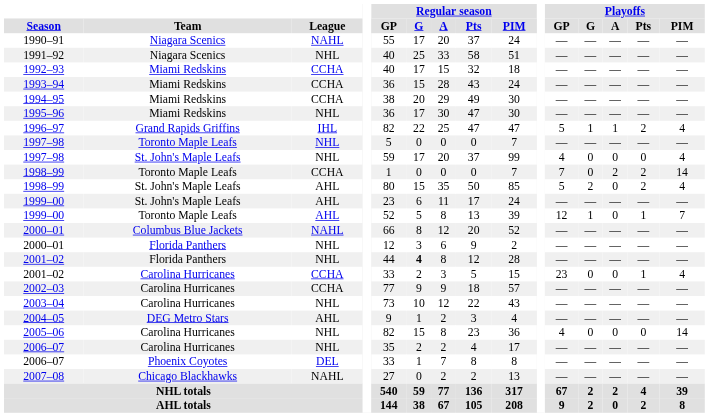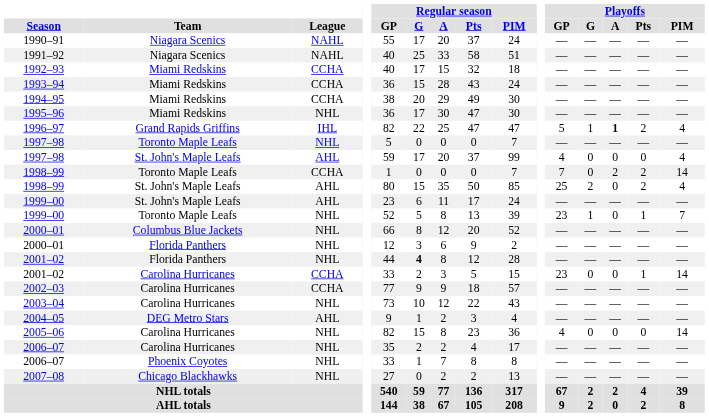(327, 55) NHL -> (327, 55) NAHL
(615, 128) normal -> (615, 128) bold
(327, 157) NHL -> (327, 157) AHL
(562, 186) 5 -> (562, 186) 25
(327, 215) AHL -> (327, 215) NHL
(562, 215) 12 -> (562, 215) 23
(327, 230) NAHL -> (327, 230) NHL
(682, 274) 4 -> (682, 274) 14
(327, 361) DEL -> (327, 361) NHL
(327, 376) NAHL -> (327, 376) NHL
